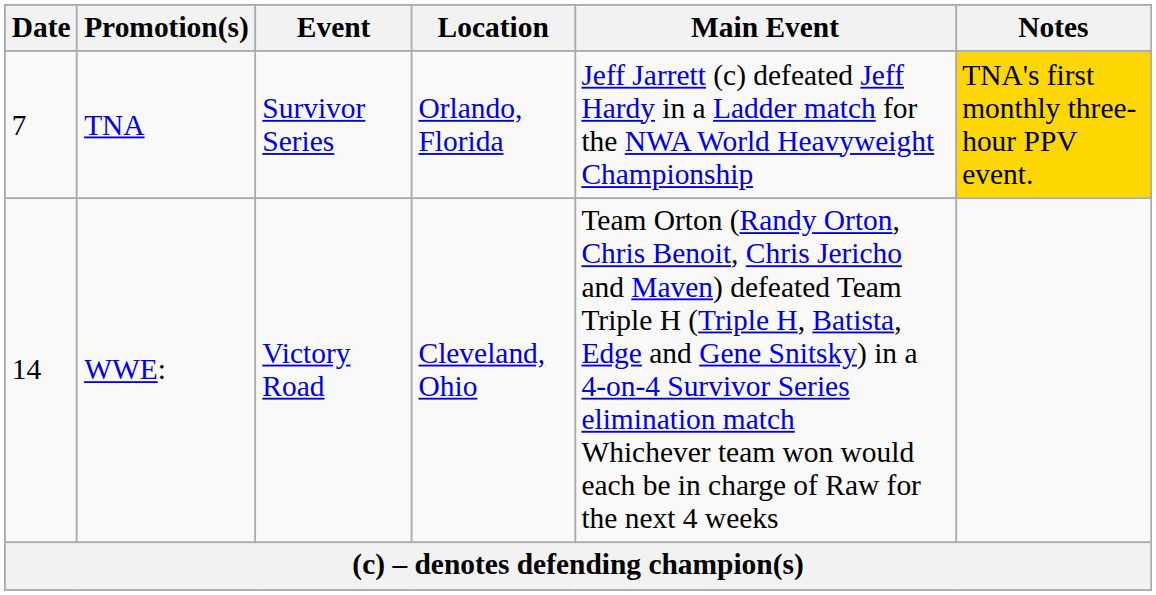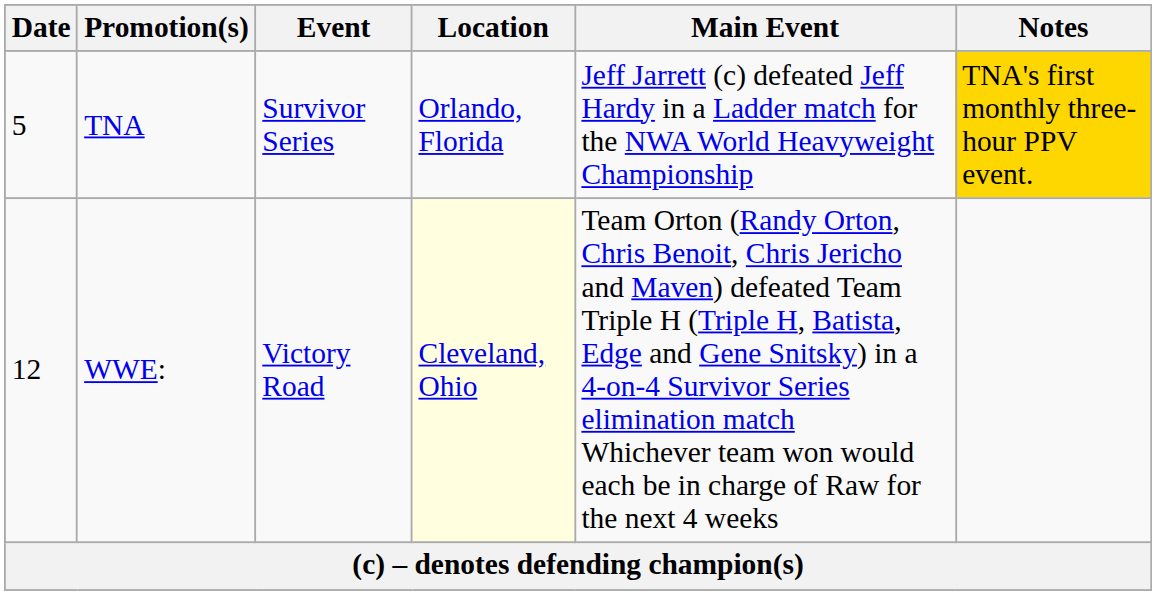(19, 124) 7 -> (19, 124) 5
(26, 369) 14 -> (26, 369) 12
(482, 369) no background -> (482, 369) lightyellow background
